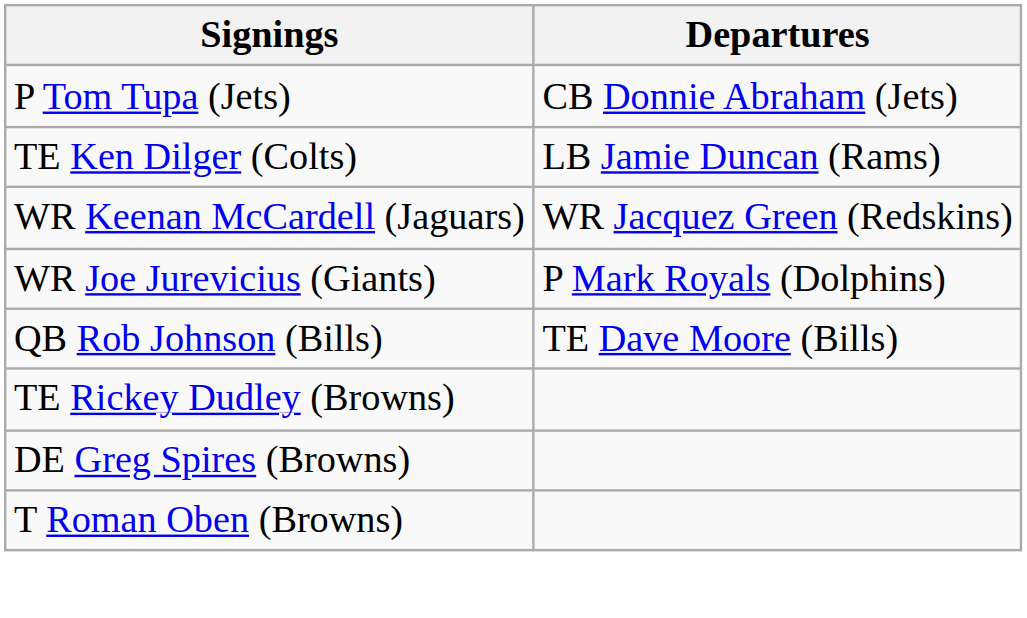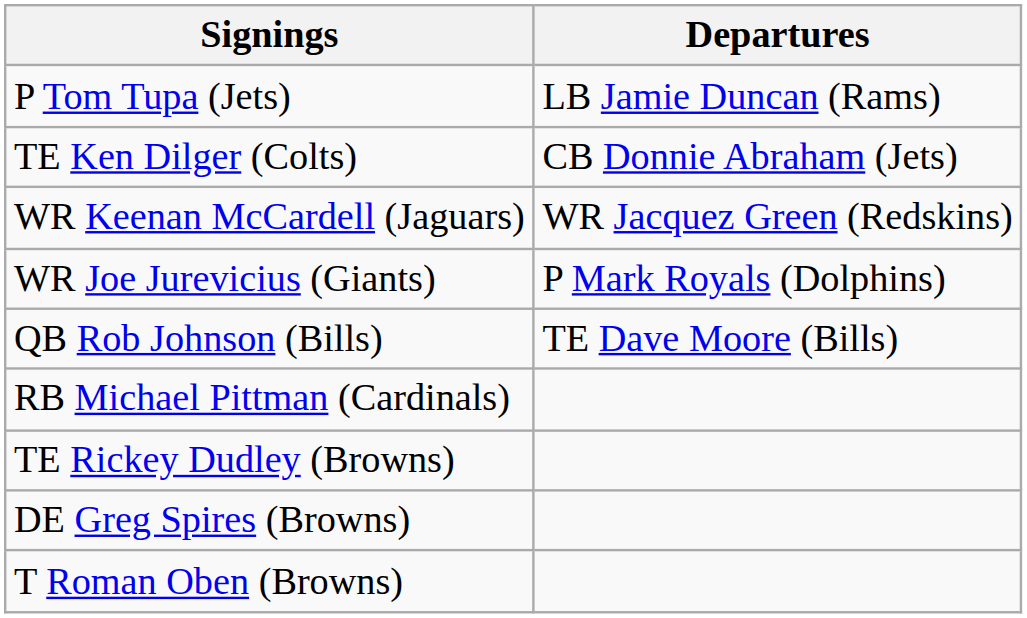(750, 95) CB Donnie Abraham (Jets) -> (742, 95) LB Jamie Duncan (Rams)
(742, 156) LB Jamie Duncan (Rams) -> (750, 156) CB Donnie Abraham (Jets)
+ row: (262, 398)
